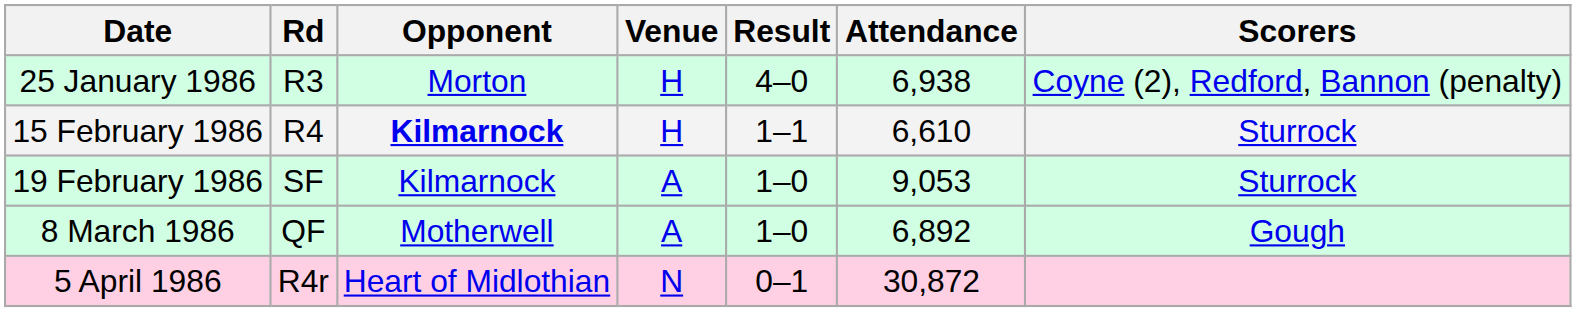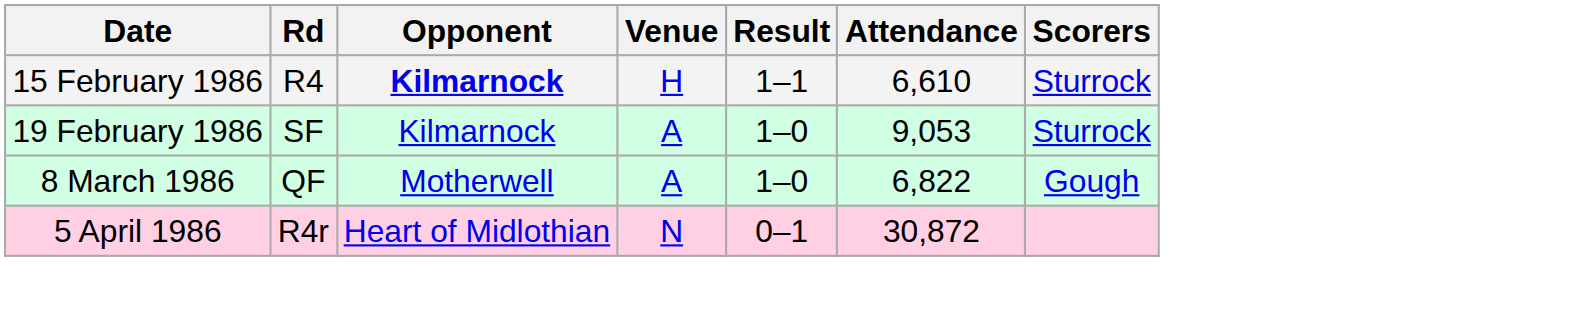- row: (138, 81)
(931, 232) 6,892 -> (931, 181) 6,822
